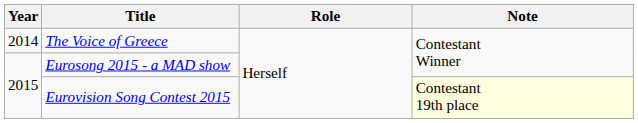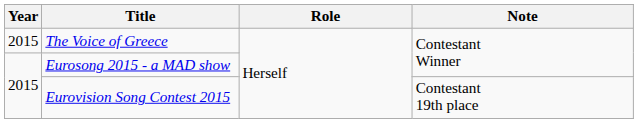(23, 40) 2014 -> (23, 40) 2015
(448, 97) lightyellow background -> (448, 97) no background
